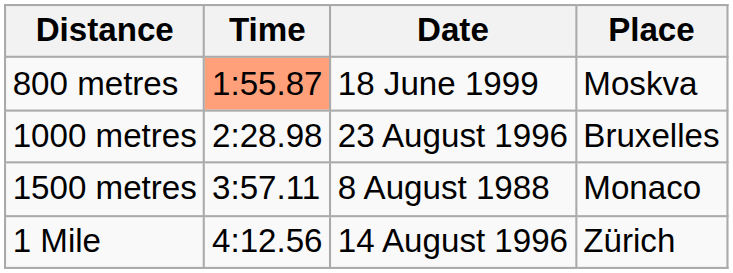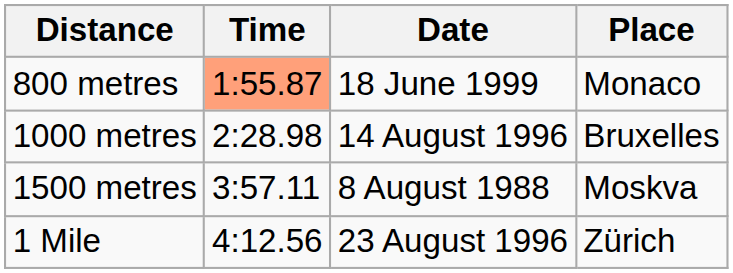(640, 83) Moskva -> (642, 83) Monaco
(453, 135) 23 August 1996 -> (453, 135) 14 August 1996
(642, 188) Monaco -> (640, 188) Moskva
(453, 240) 14 August 1996 -> (453, 240) 23 August 1996
